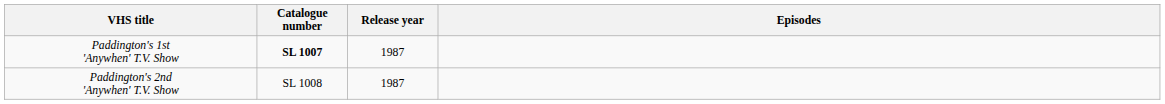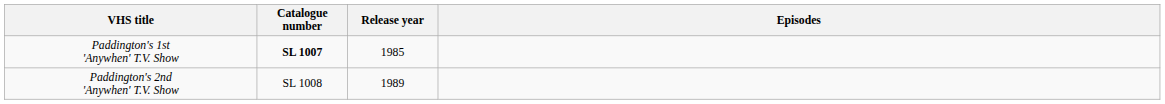(393, 51) 1987 -> (393, 51) 1985
(393, 83) 1987 -> (393, 83) 1989
